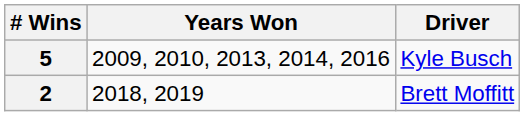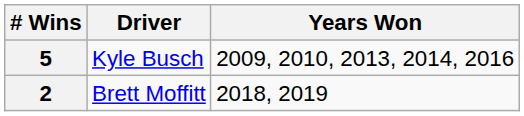columns swapped: (457, 23) <-> (241, 23)
